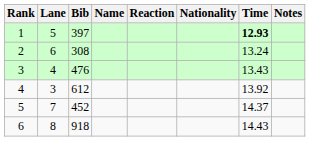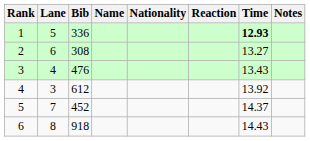columns swapped: (208, 13) <-> (152, 13)
(80, 32) 397 -> (80, 32) 336
(255, 51) 13.24 -> (255, 51) 13.27
